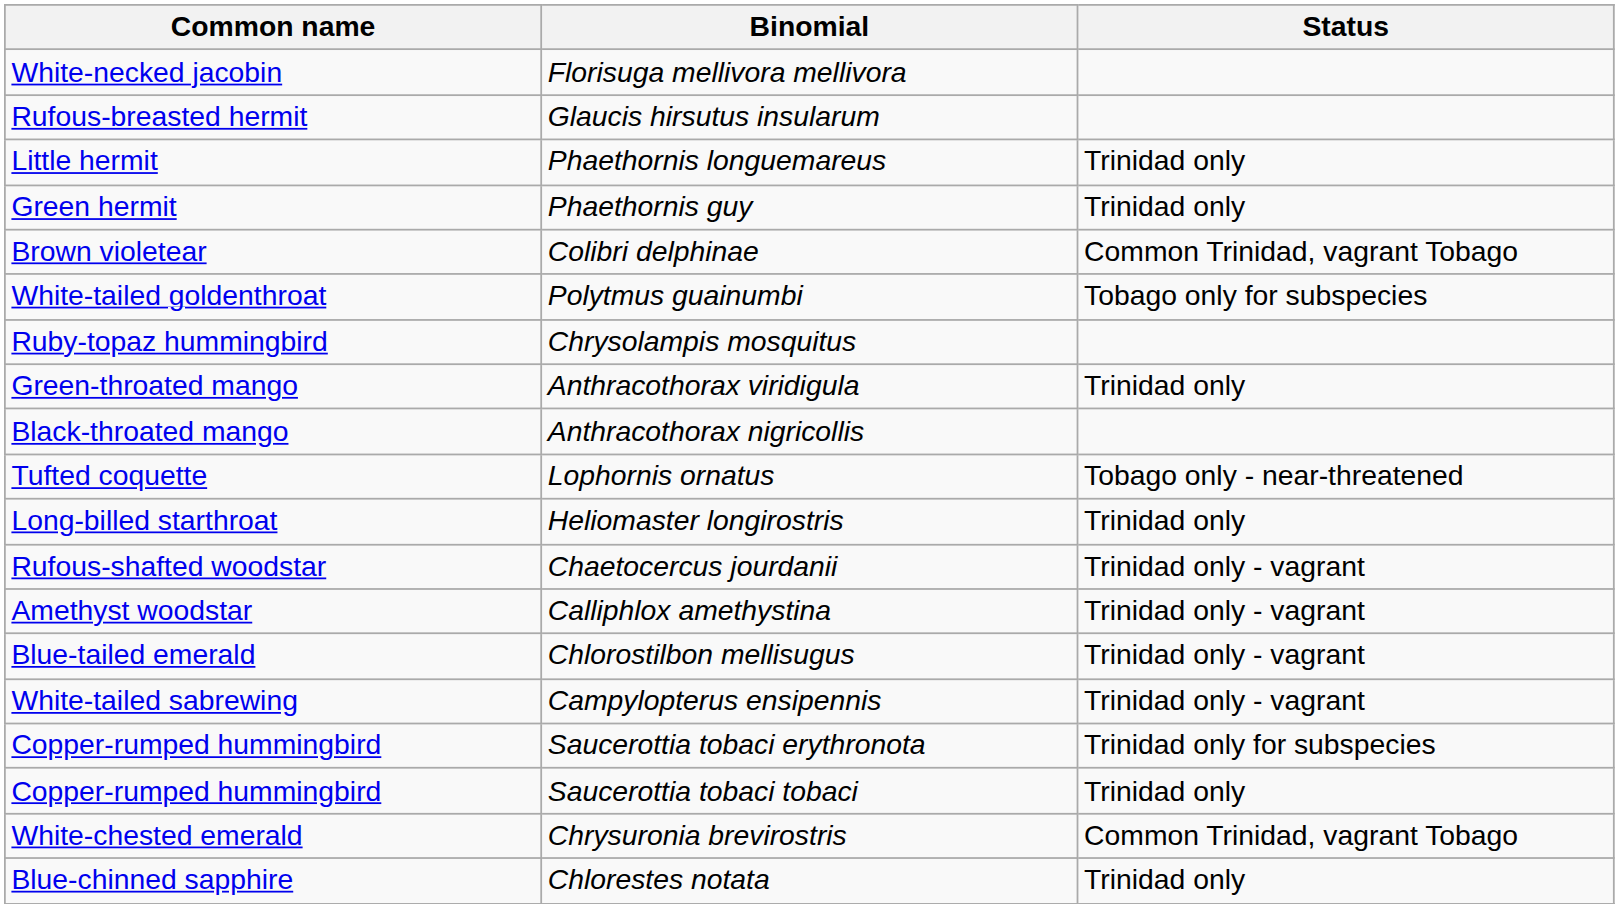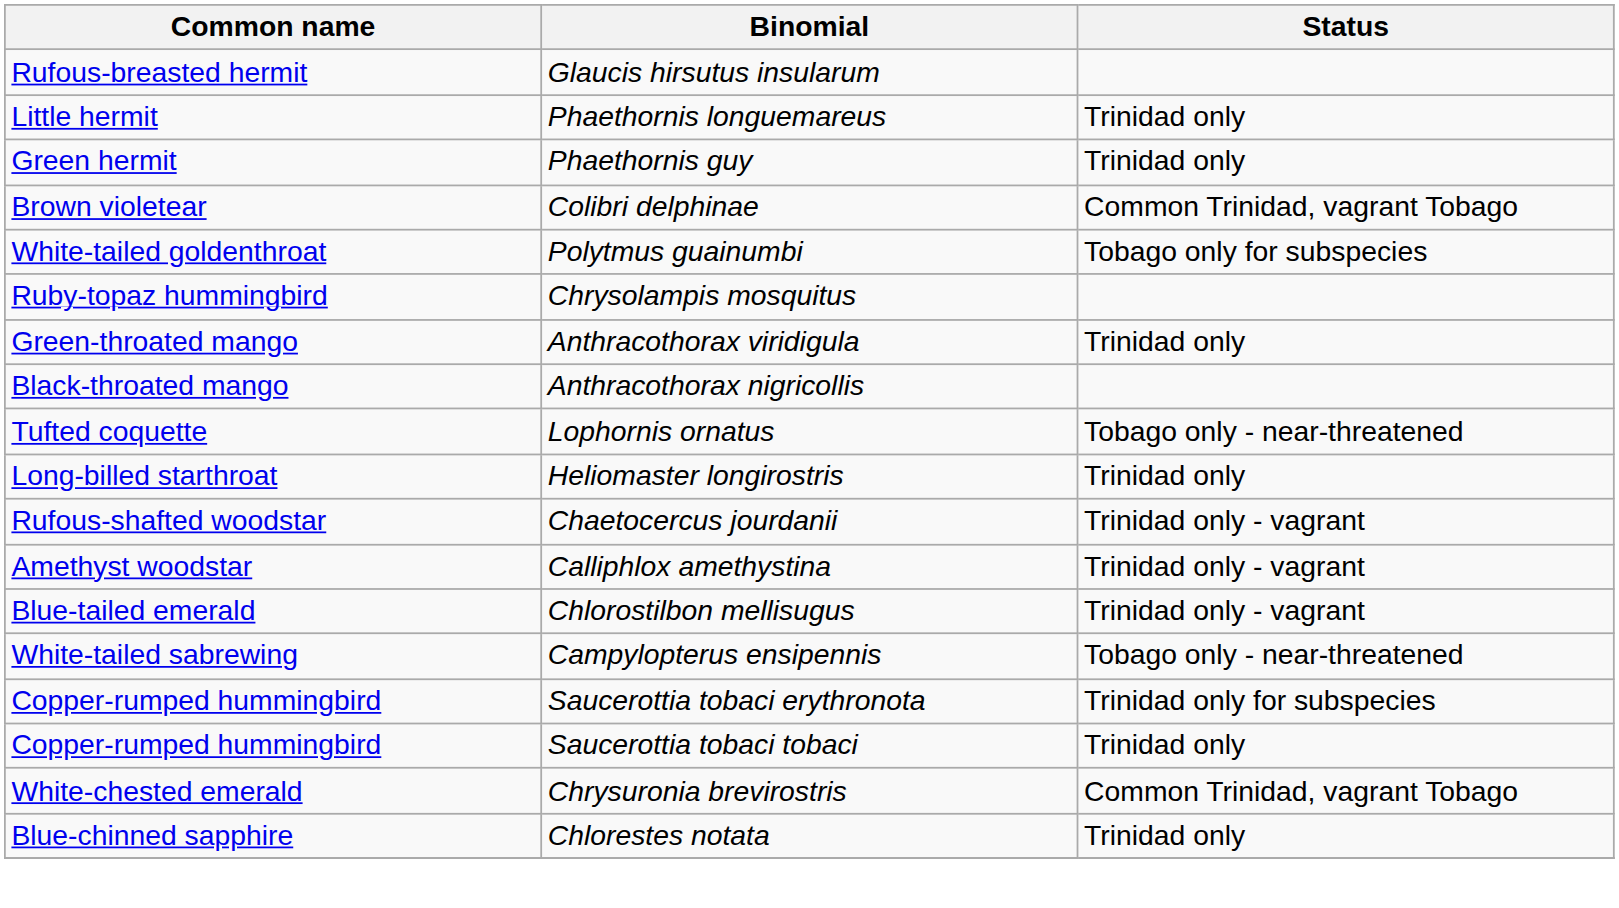- row: (727, 71)
(1224, 700) Trinidad only - vagrant -> (1274, 655) Tobago only - near-threatened
